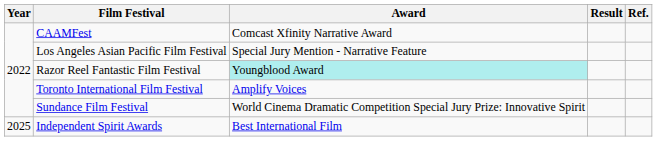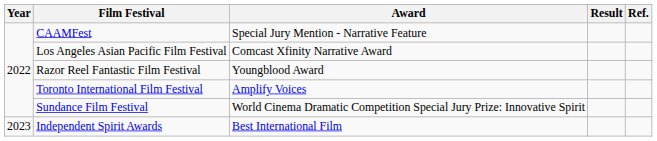(312, 32) Comcast Xfinity Narrative Award -> (329, 32) Special Jury Mention - Narrative Feature
(329, 51) Special Jury Mention - Narrative Feature -> (312, 51) Comcast Xfinity Narrative Award
(278, 70) paleturquoise background -> (278, 70) no background
(19, 126) 2025 -> (19, 126) 2023
